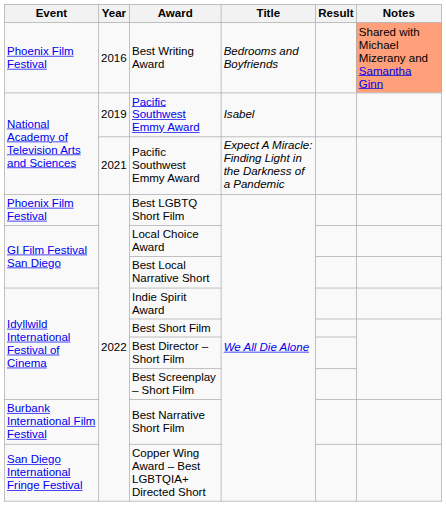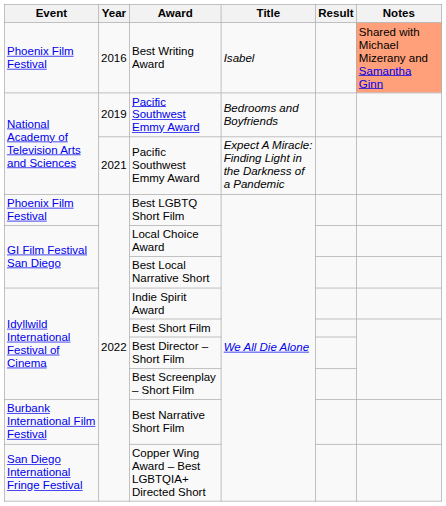(261, 57) Bedrooms and Boyfriends -> (239, 57) Isabel
(239, 114) Isabel -> (261, 114) Bedrooms and Boyfriends
